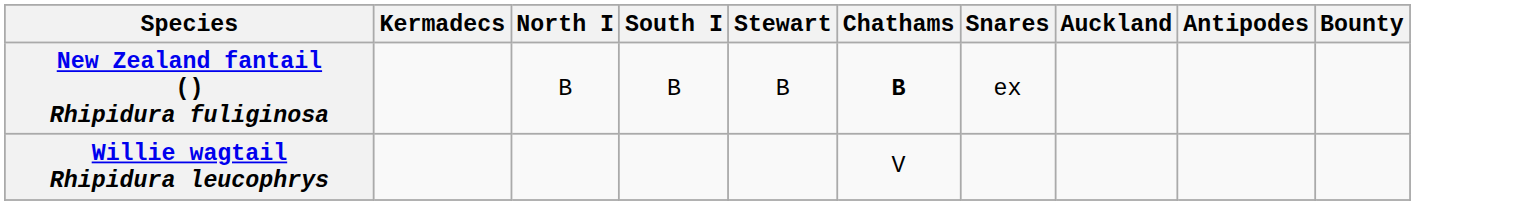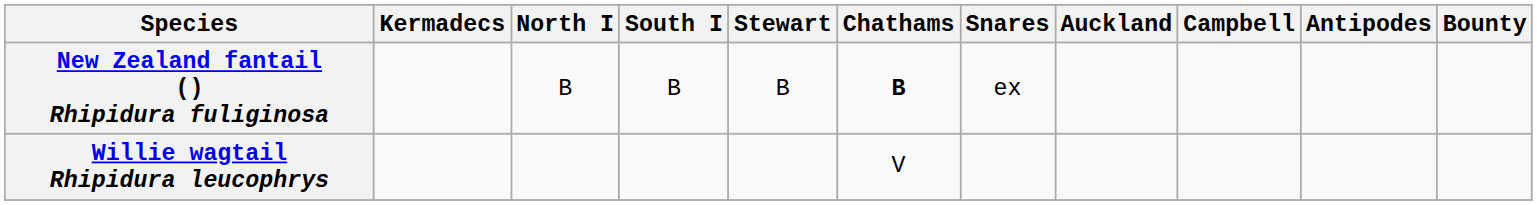+ column: (1239, 24)
